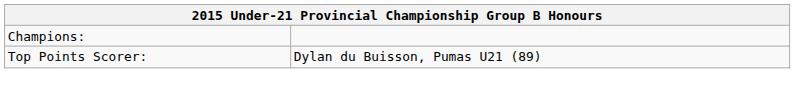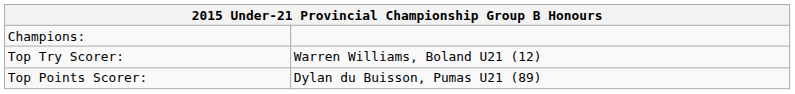+ row: (66, 57)
